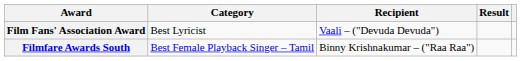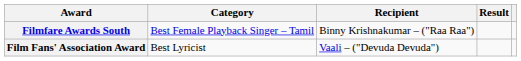rows swapped: (76, 47) <-> (76, 30)
